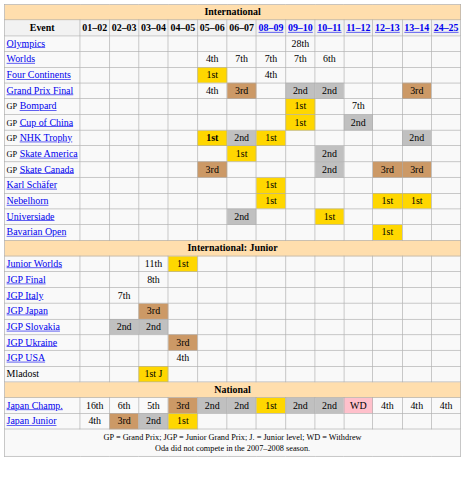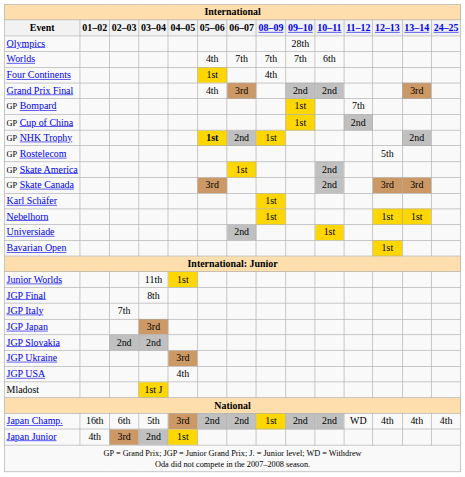+ row: (37, 153)
(358, 405) pink background -> (358, 421) no background
